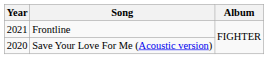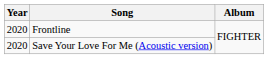(17, 29) 2021 -> (17, 29) 2020
